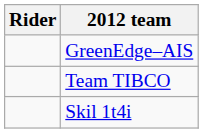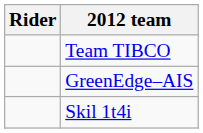rows swapped: (129, 50) <-> (118, 81)
